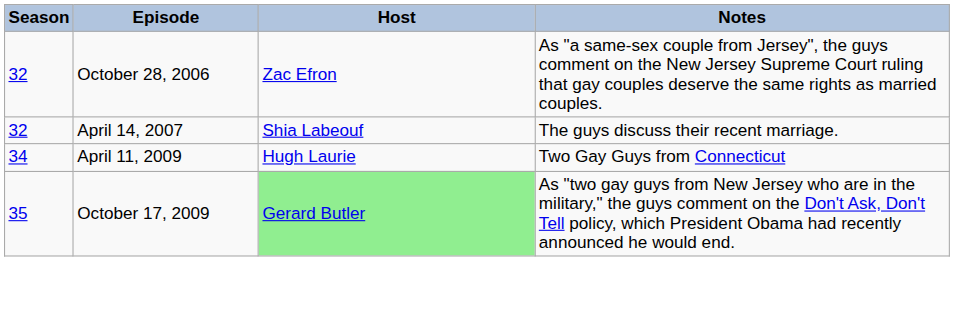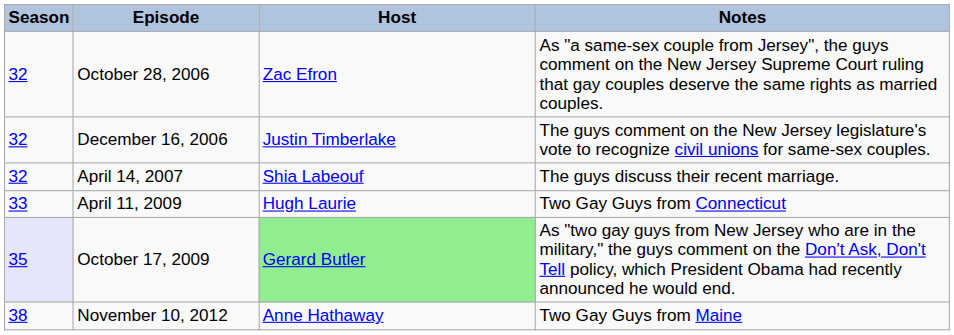+ row: (152, 139)
(18, 157) 34 -> (18, 203) 33
(18, 213) no background -> (18, 259) lavender background
+ row: (152, 315)
